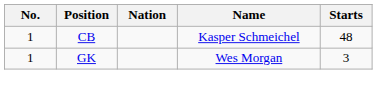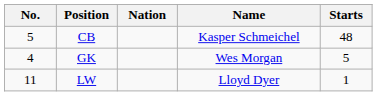(30, 37) 1 -> (30, 37) 5
(30, 58) 1 -> (30, 58) 4
(346, 58) 3 -> (346, 58) 5
+ row: (86, 80)
